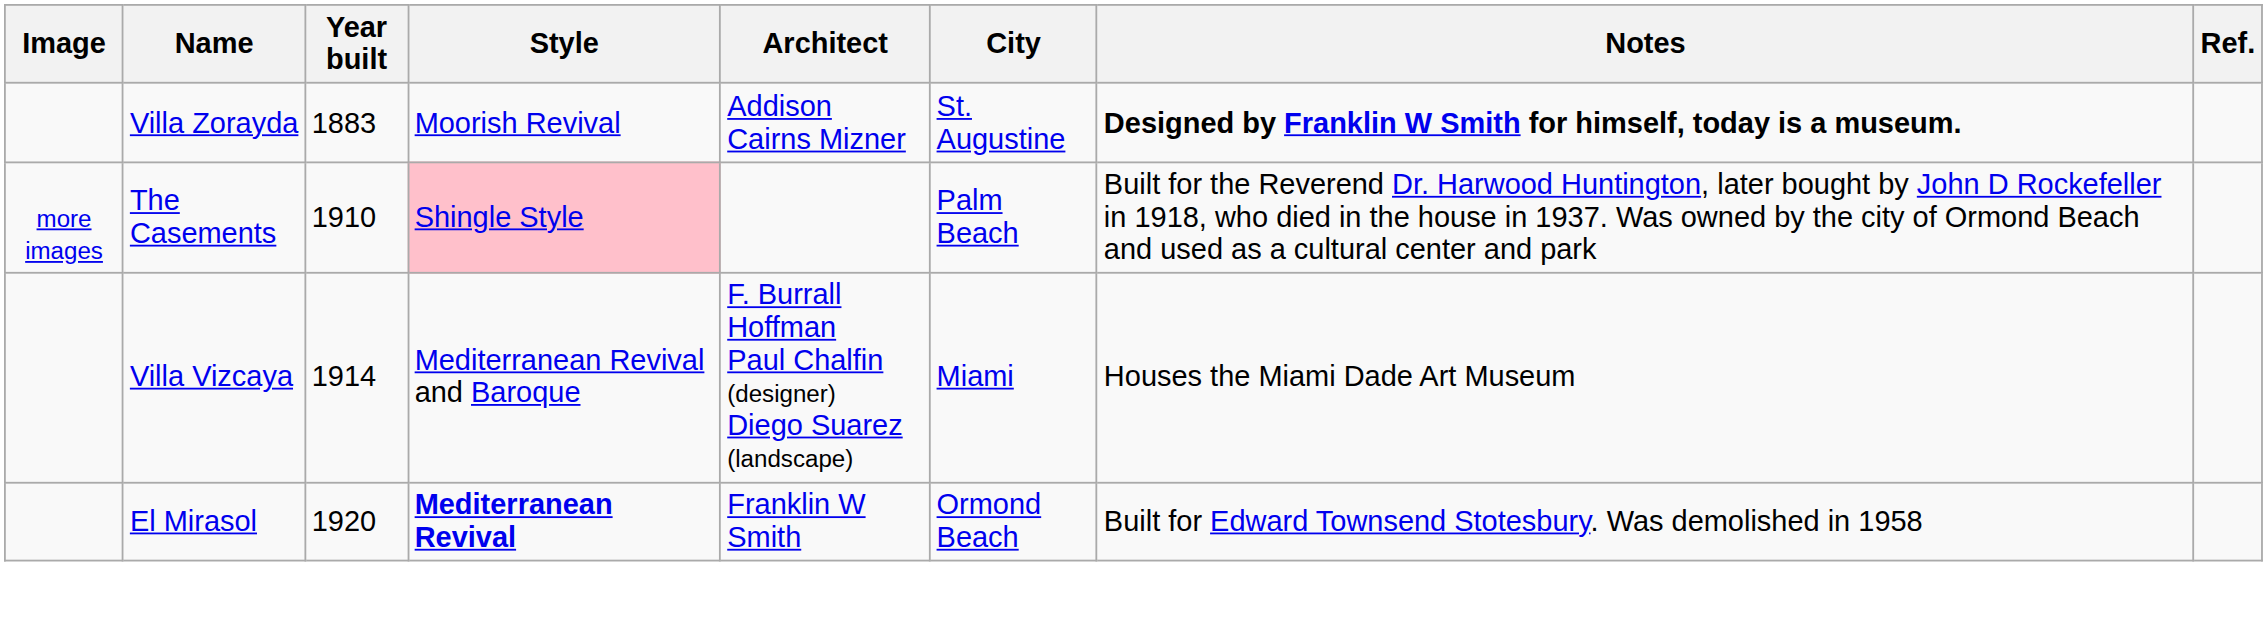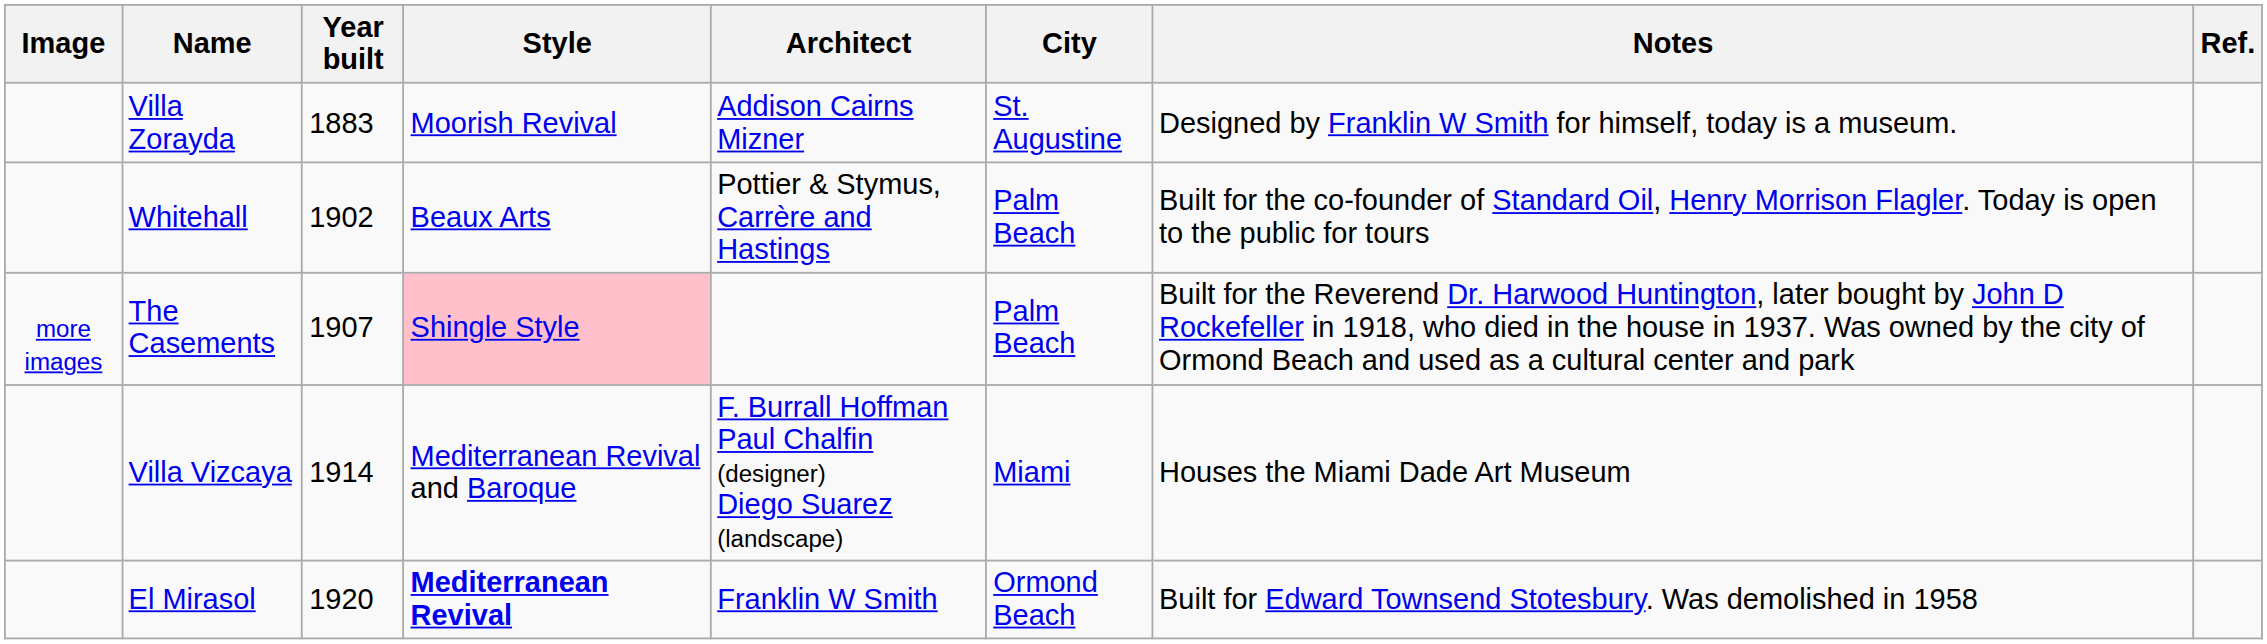(1533, 122) bold -> (1558, 122) normal
+ row: (188, 217)
(344, 217) 1910 -> (341, 328) 1907
